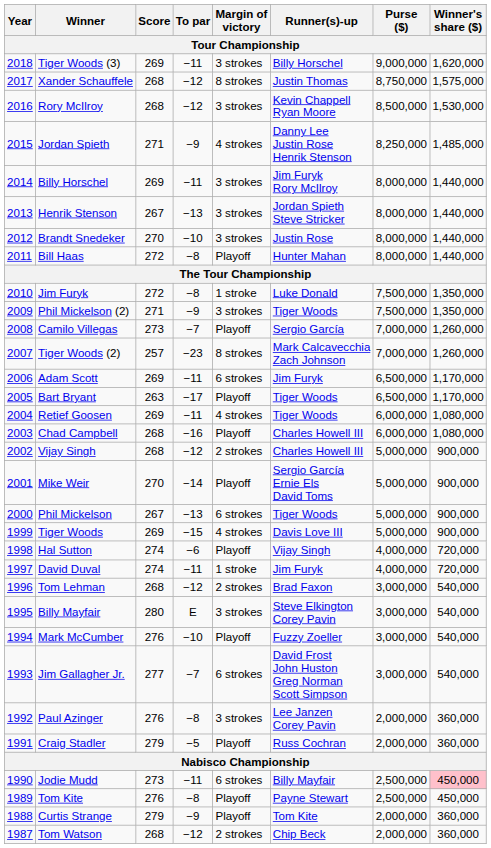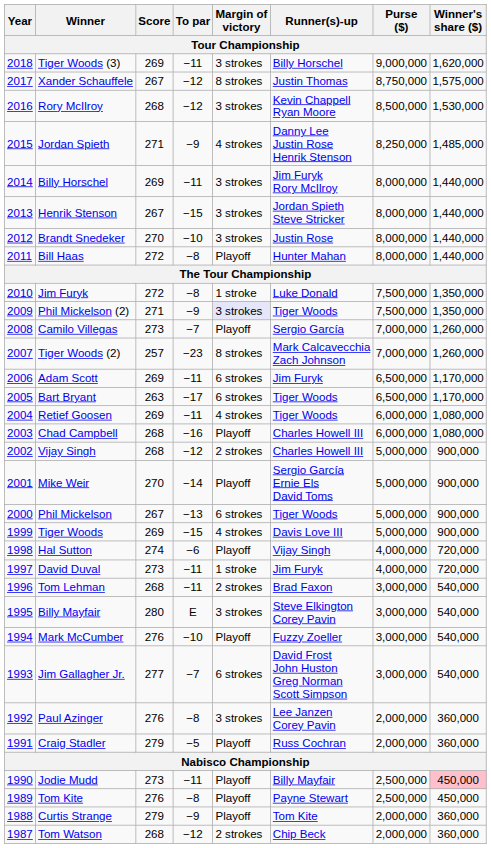(154, 81) 268 -> (154, 81) 267
(193, 213) −13 -> (193, 213) −15
(239, 311) no background -> (239, 311) lavender background
(233, 397) Playoff -> (239, 397) 6 strokes
(154, 569) 274 -> (154, 569) 273
(193, 587) −12 -> (193, 587) −11
(239, 780) 6 strokes -> (233, 780) Playoff
